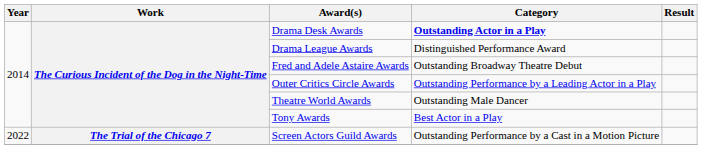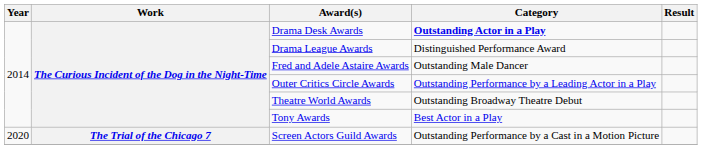(498, 65) Outstanding Broadway Theatre Debut -> (471, 65) Outstanding Male Dancer
(471, 100) Outstanding Male Dancer -> (498, 100) Outstanding Broadway Theatre Debut
(18, 135) 2022 -> (18, 135) 2020
